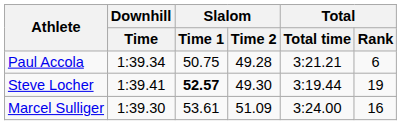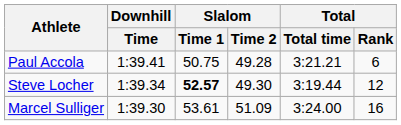(141, 62) 1:39.34 -> (141, 62) 1:39.41
(141, 85) 1:39.41 -> (141, 85) 1:39.34
(376, 85) 19 -> (376, 85) 12
